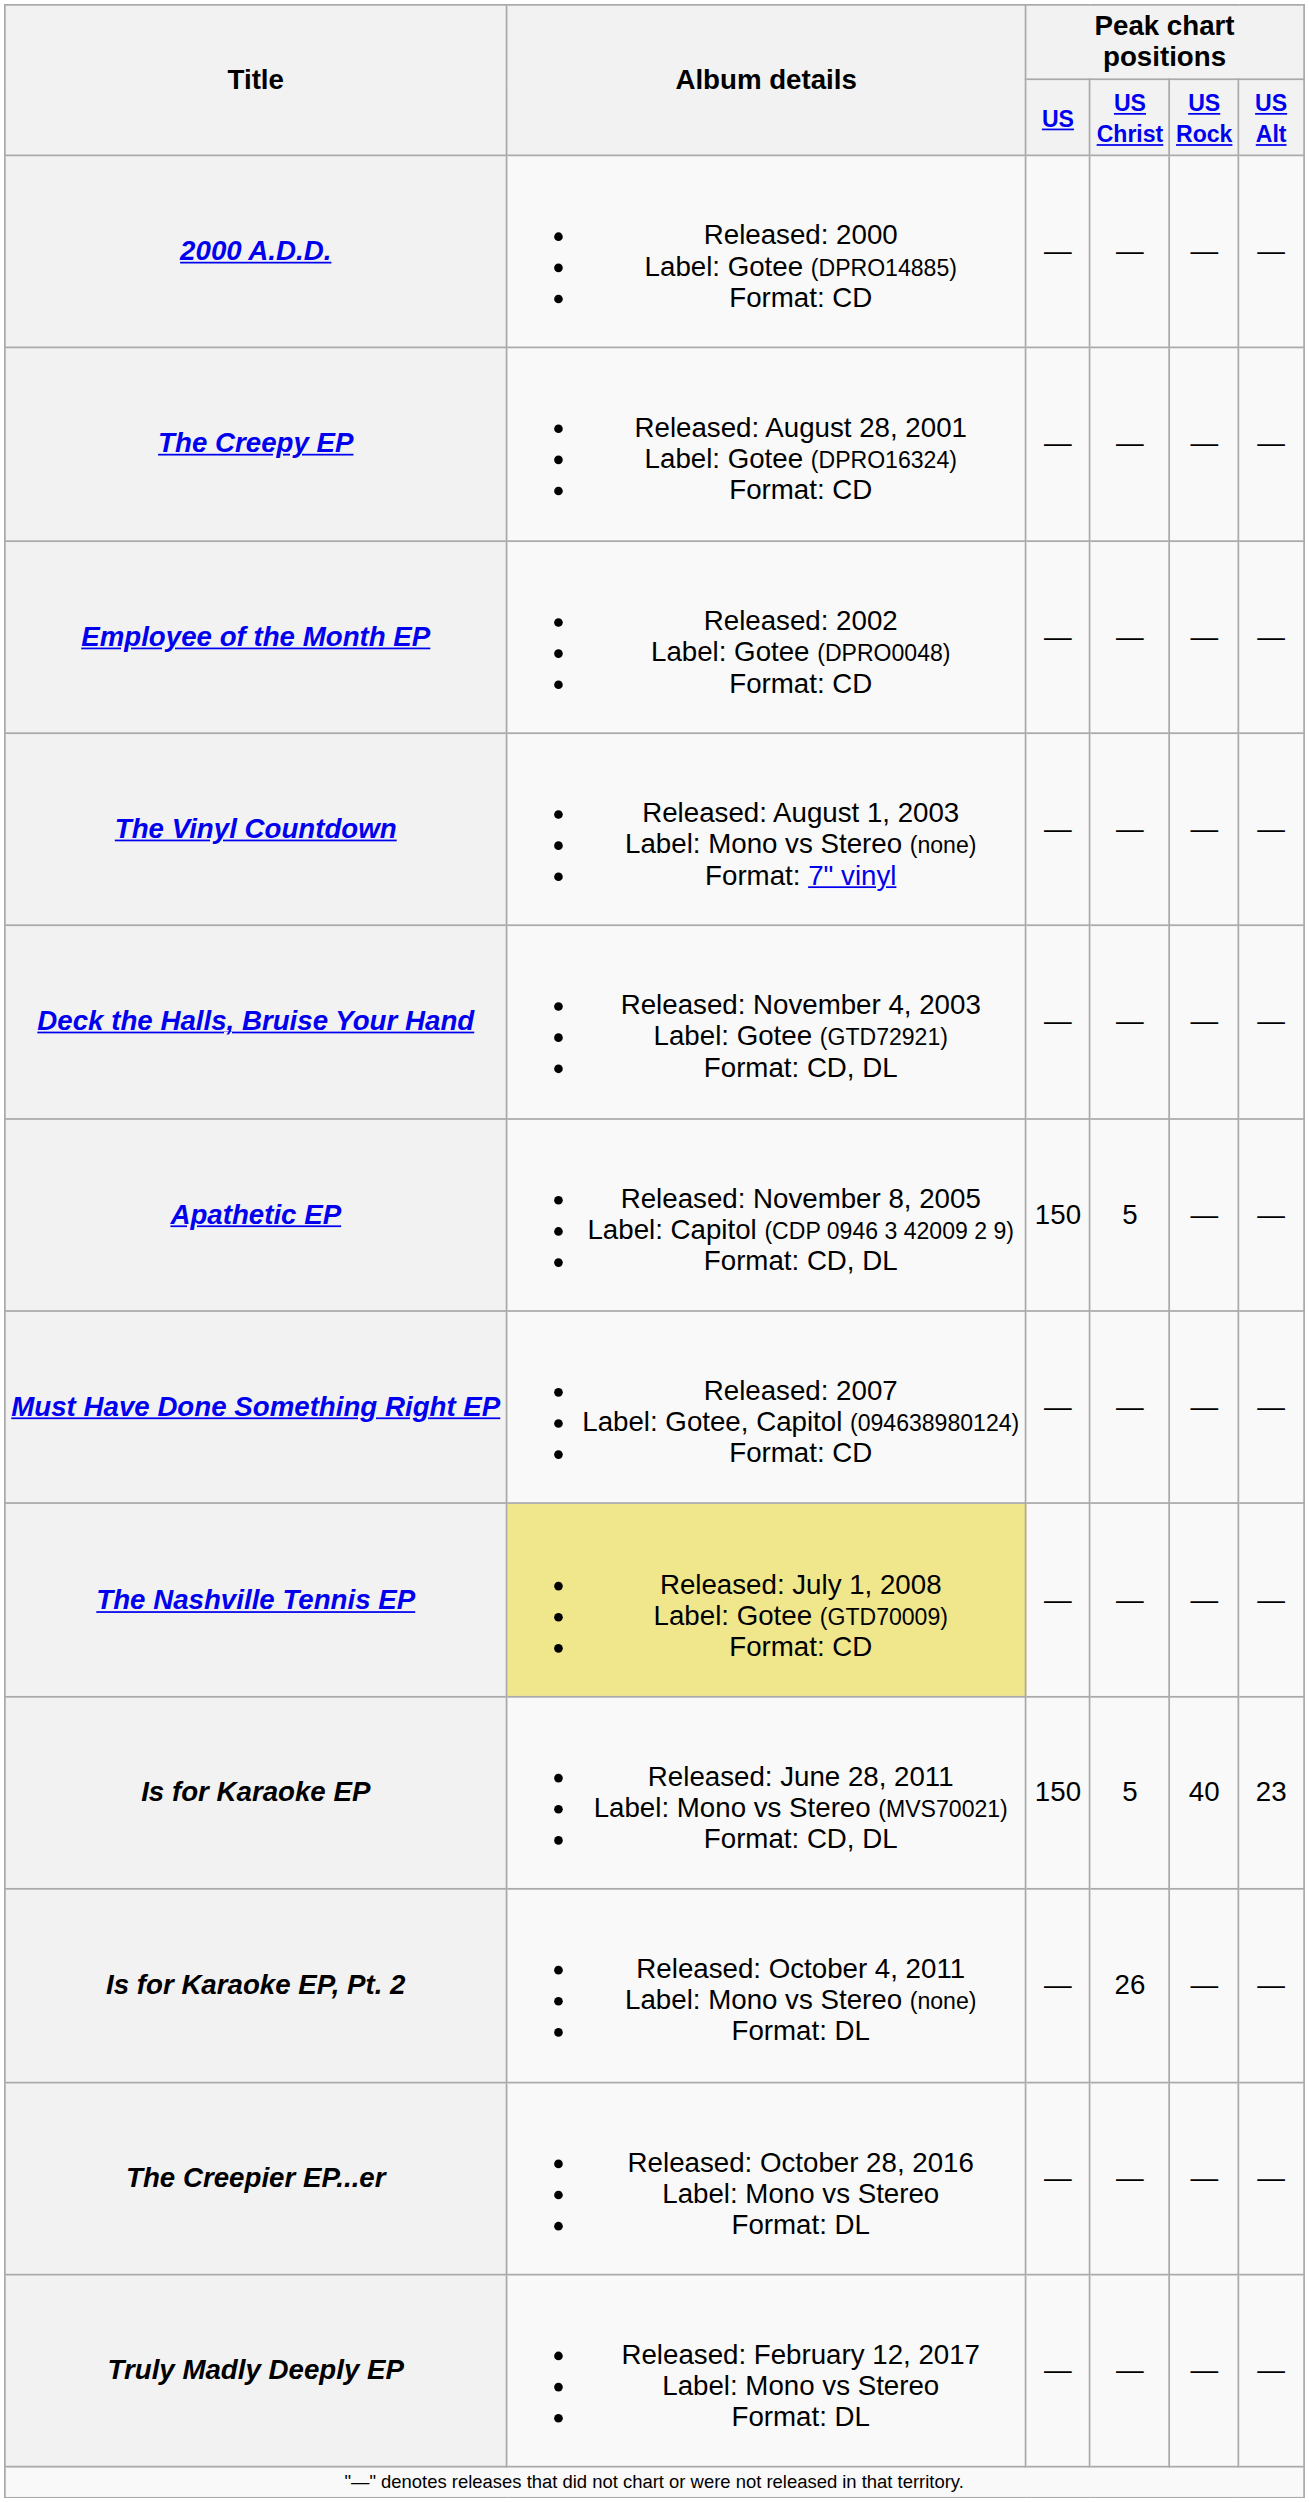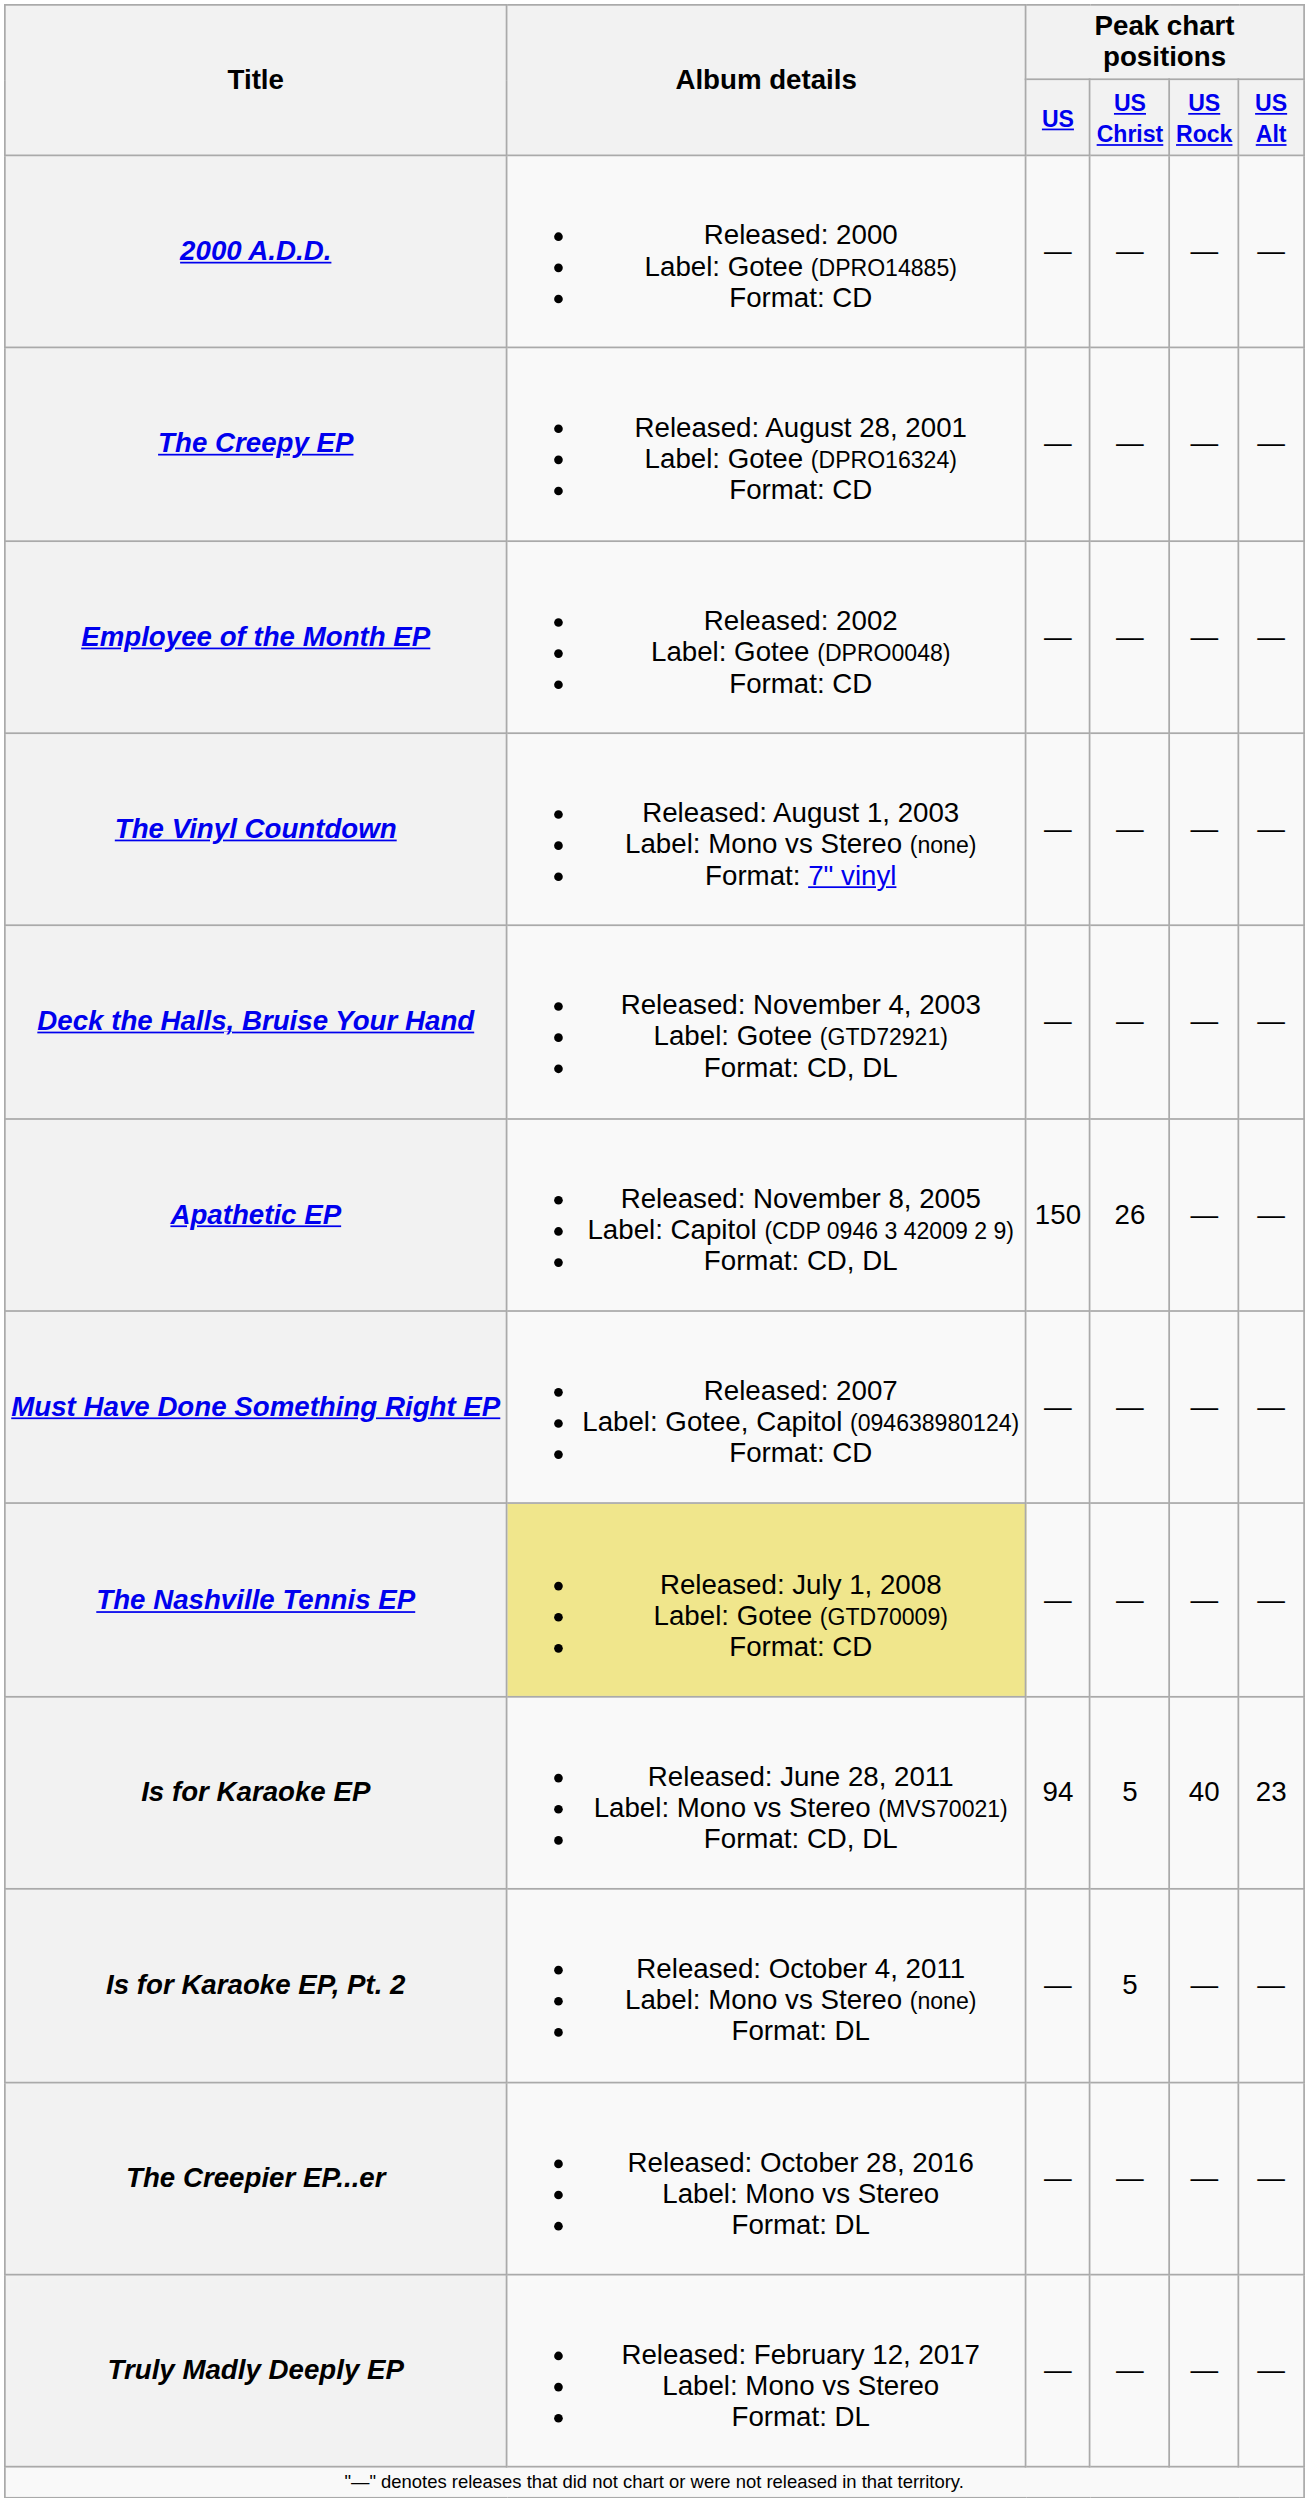(1130, 1214) 5 -> (1130, 1214) 26
(1058, 1792) 150 -> (1058, 1792) 94
(1130, 1985) 26 -> (1130, 1985) 5
